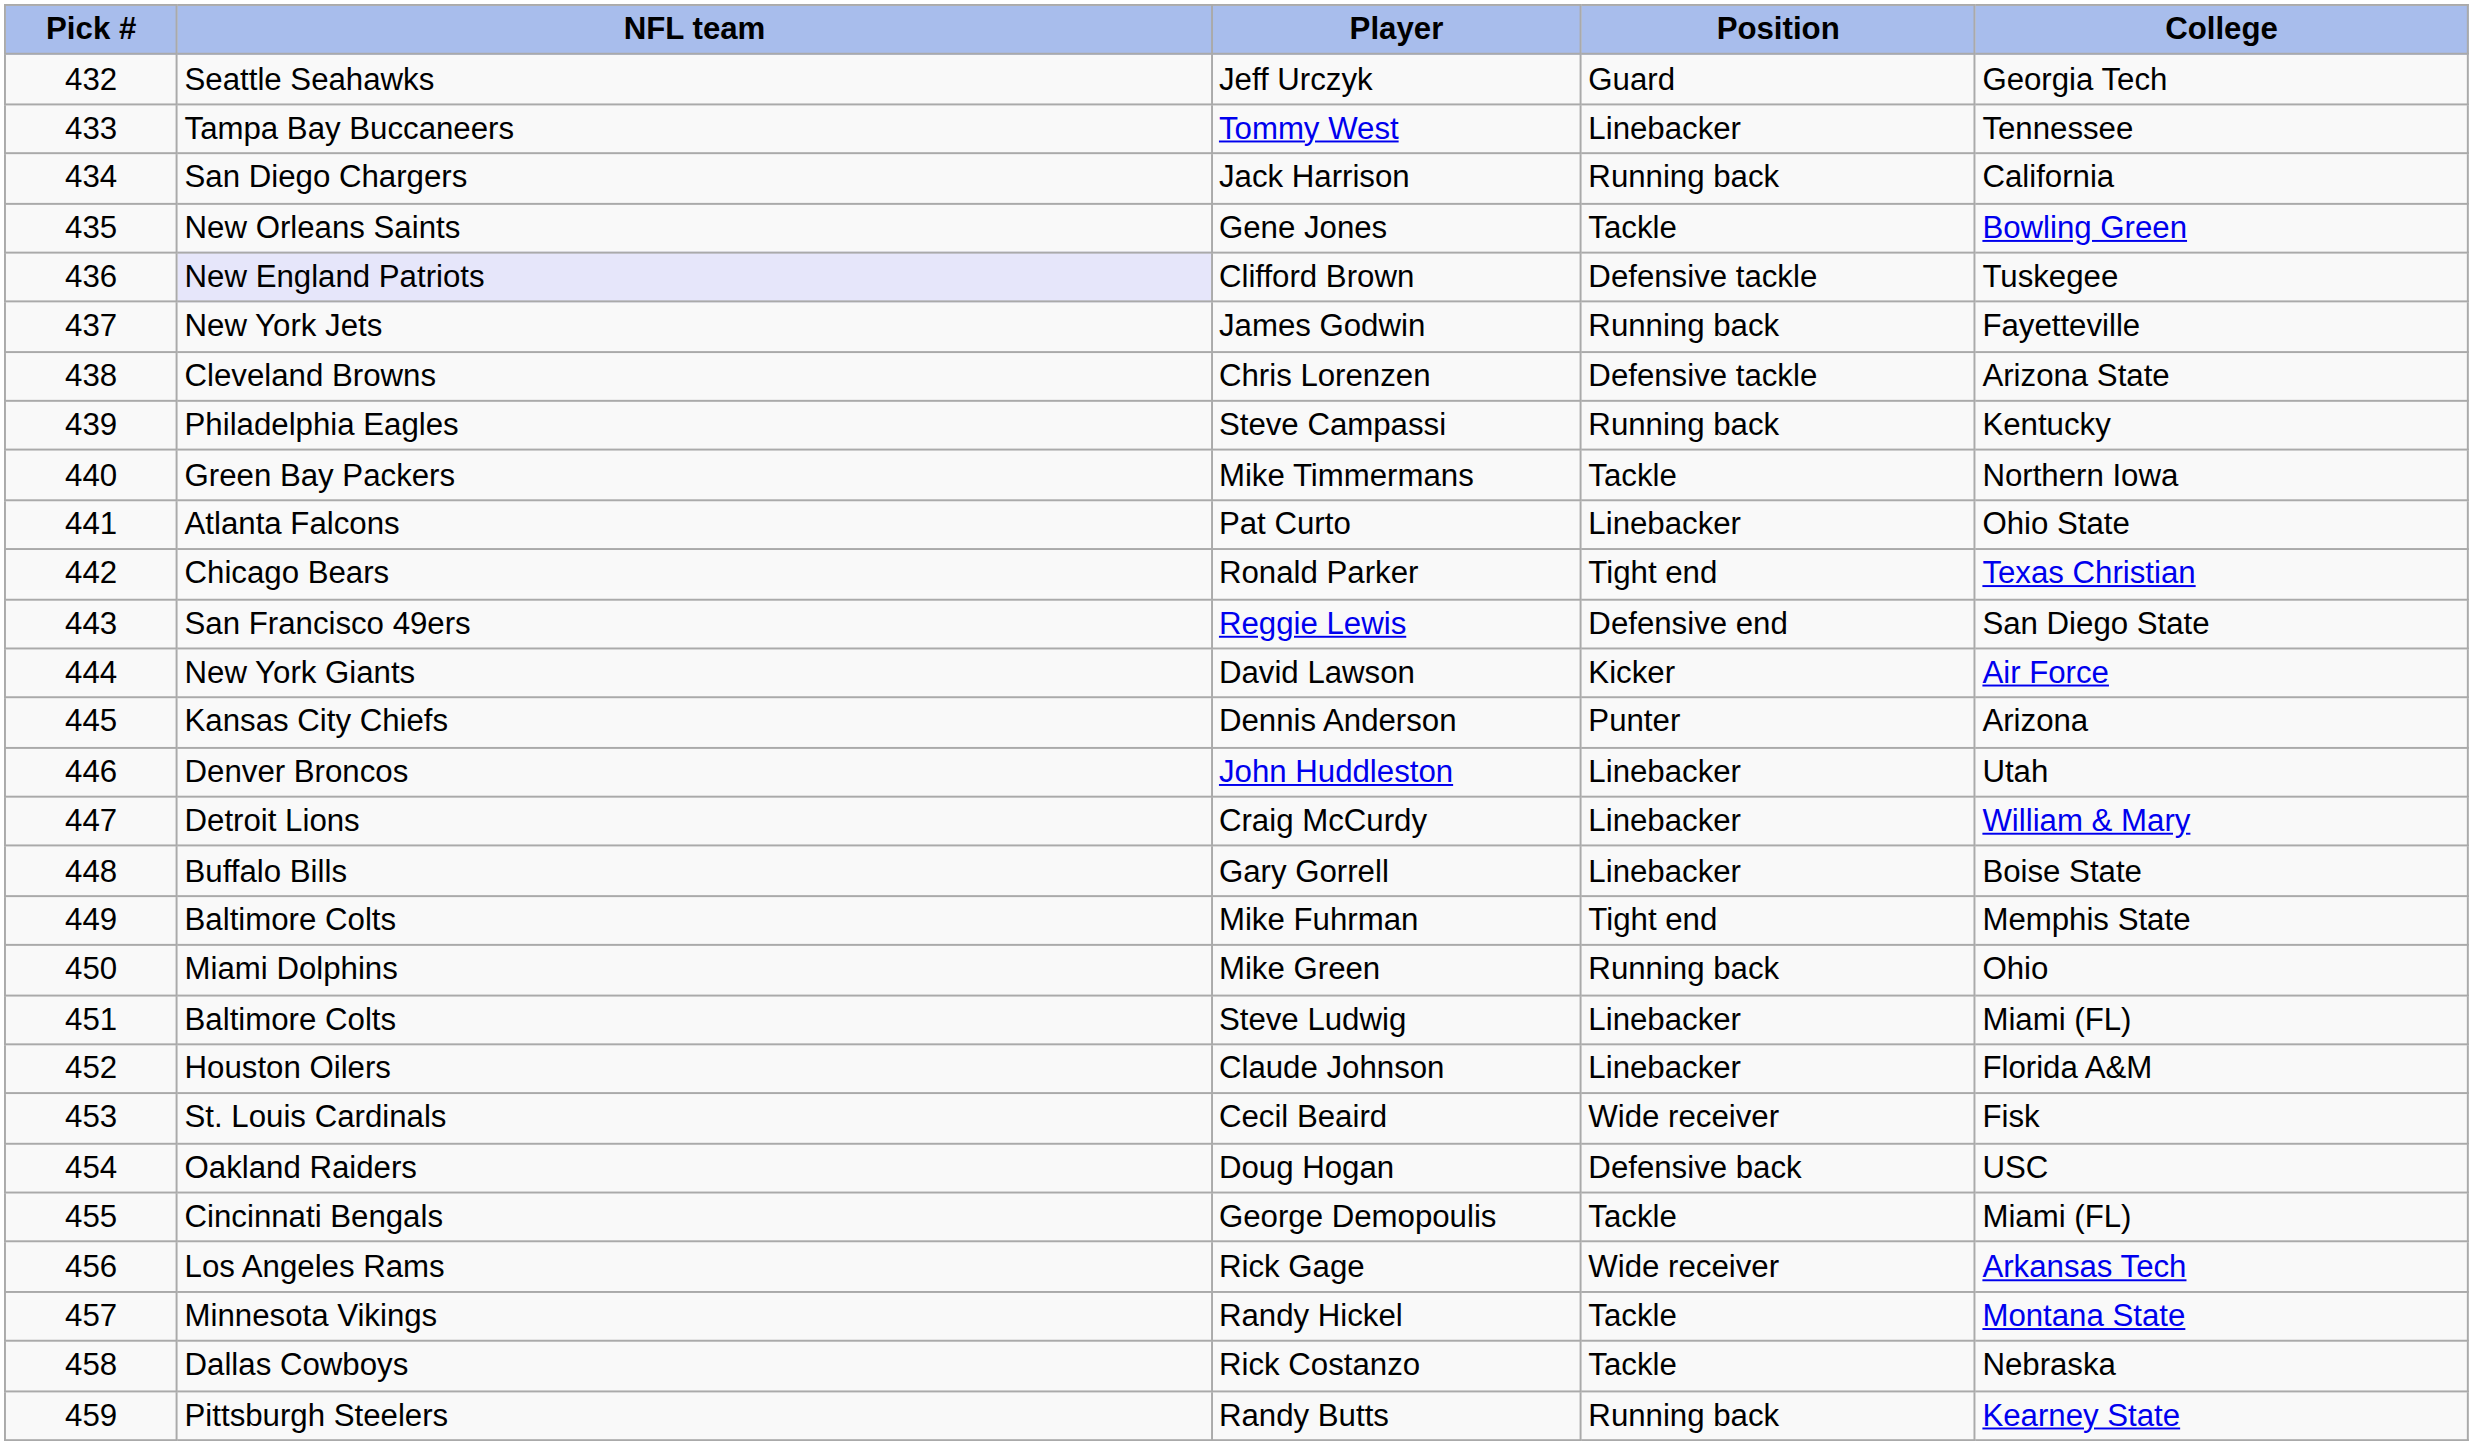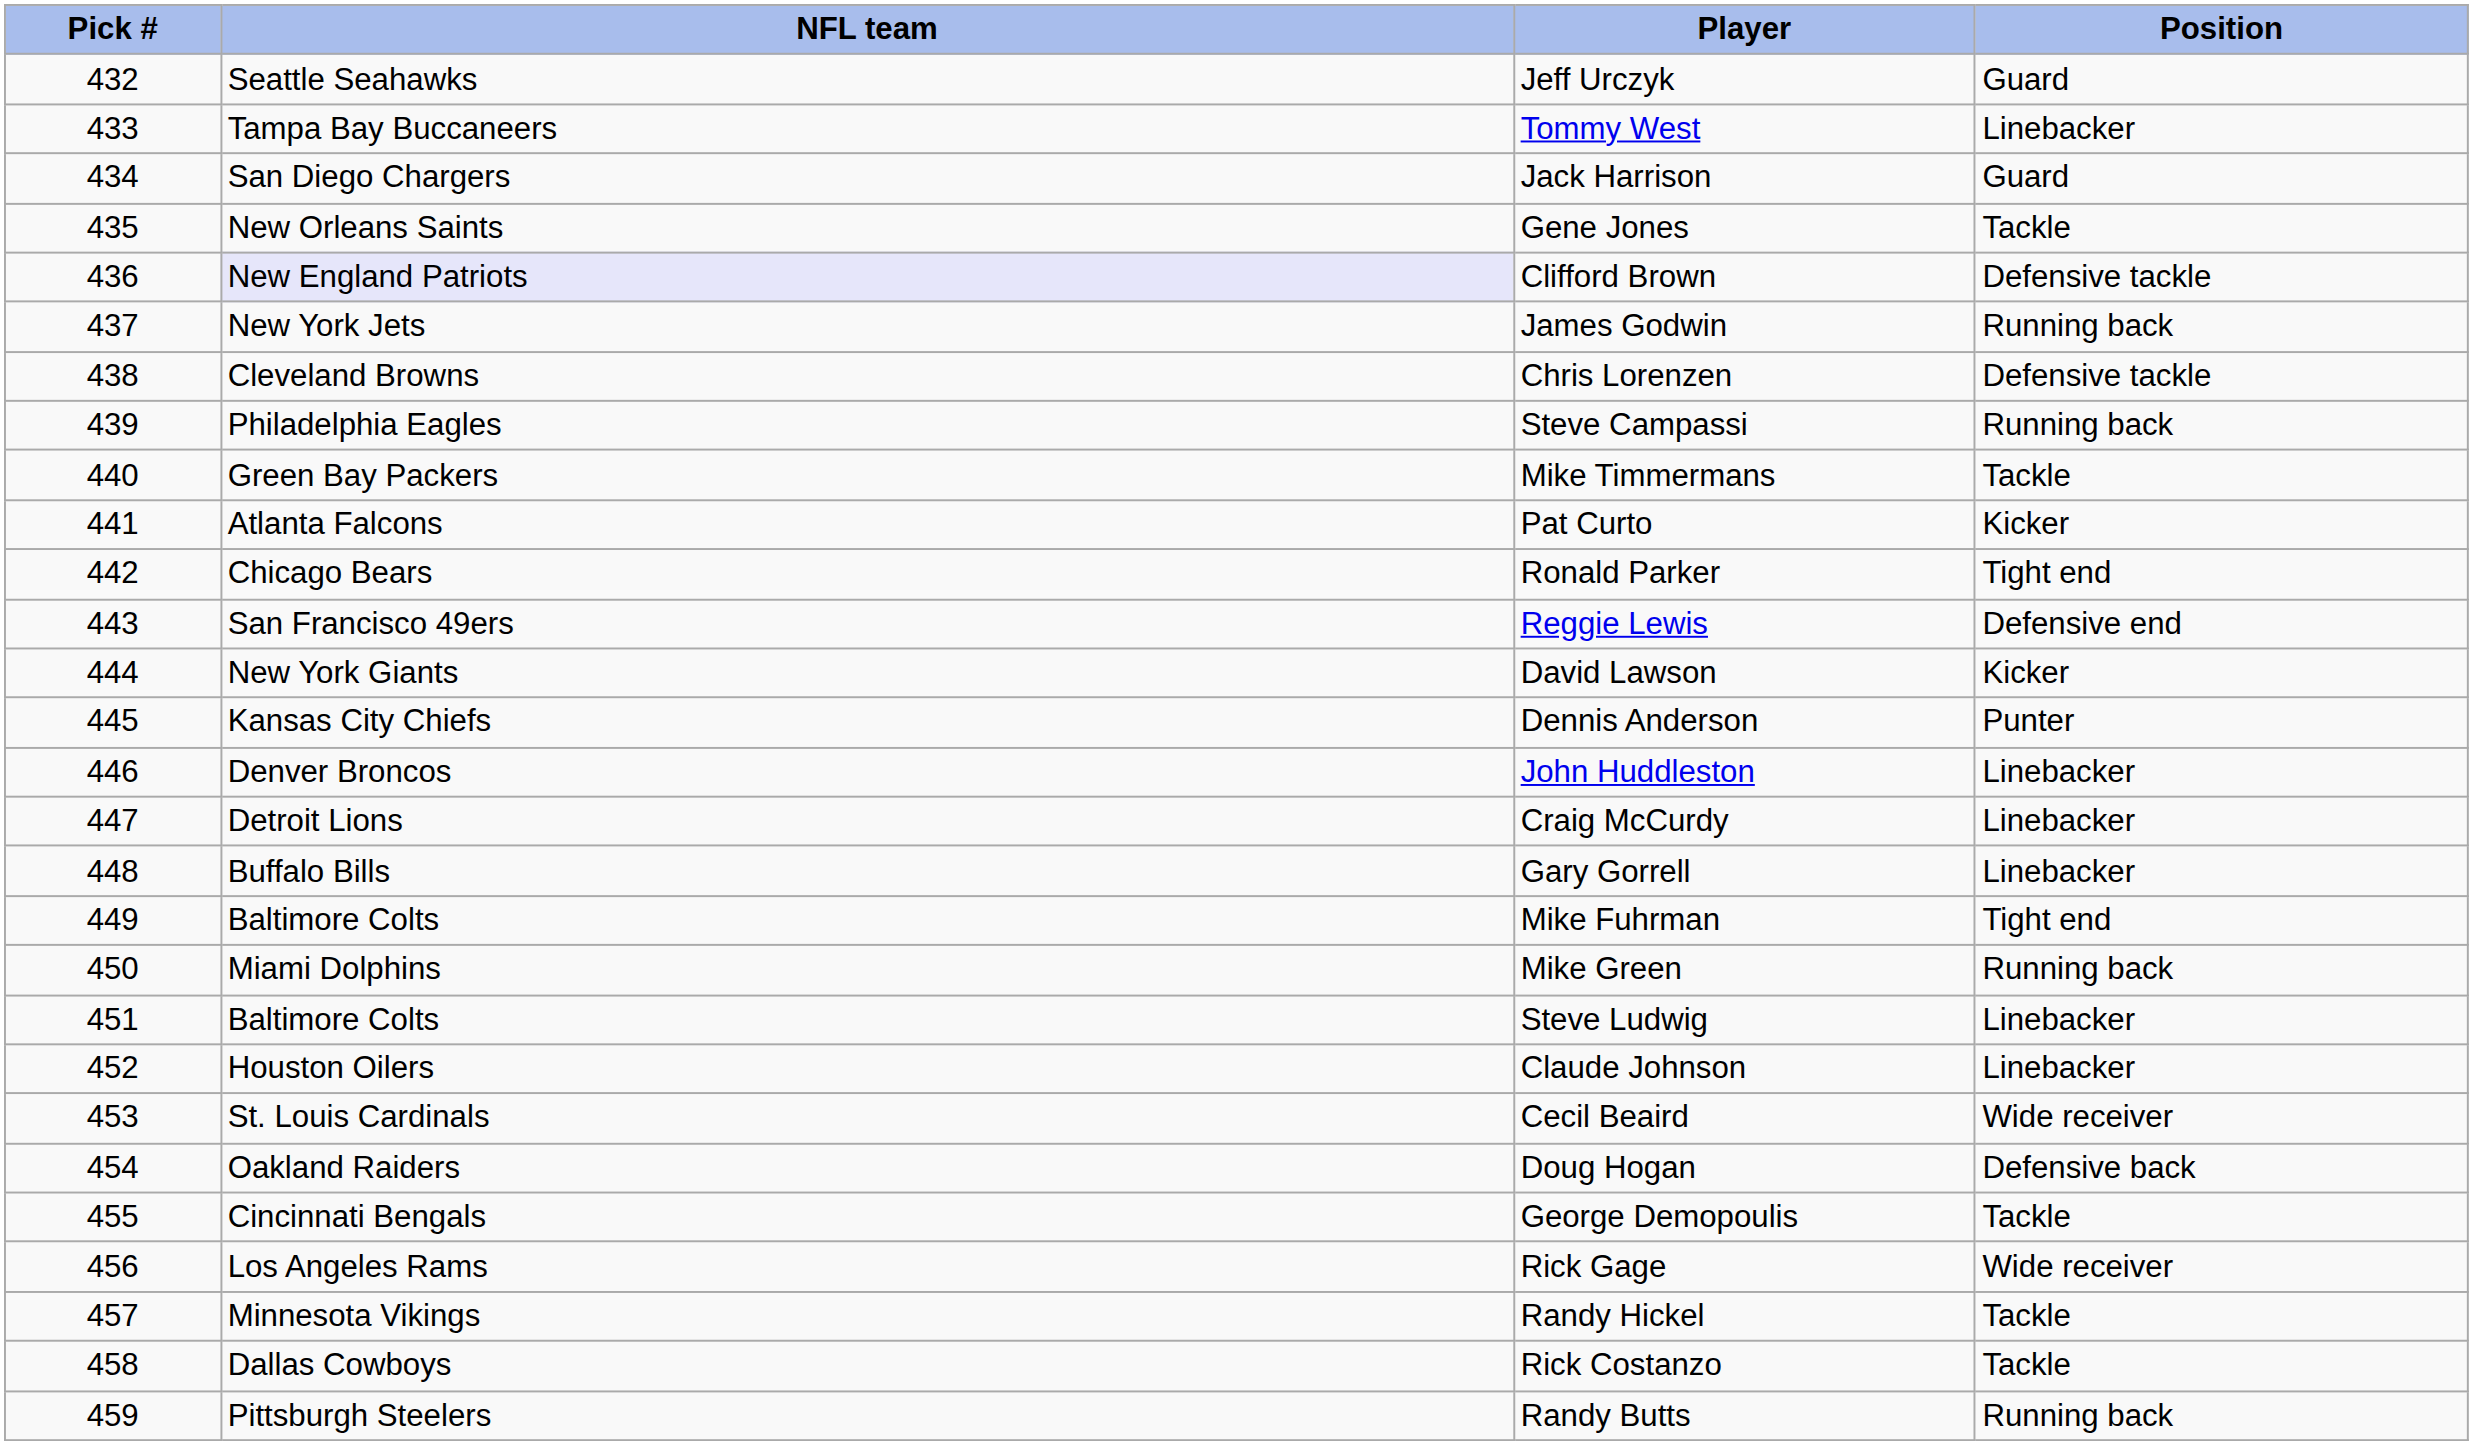- column: (2222, 29)
(1684, 177) Running back -> (2026, 177) Guard
(1665, 524) Linebacker -> (2026, 524) Kicker
